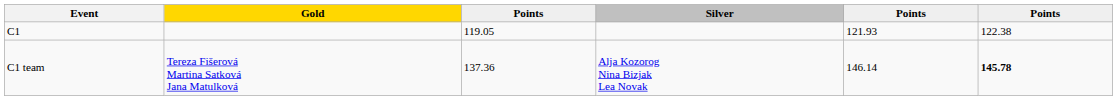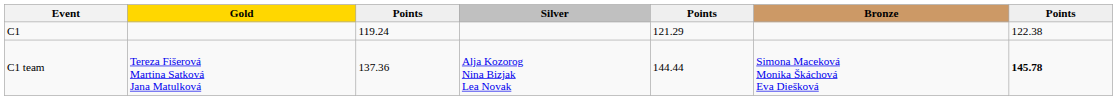+ column: (881, 13)
(479, 31) 119.05 -> (374, 31) 119.24
(862, 31) 121.93 -> (668, 31) 121.29
(862, 67) 146.14 -> (668, 67) 144.44
